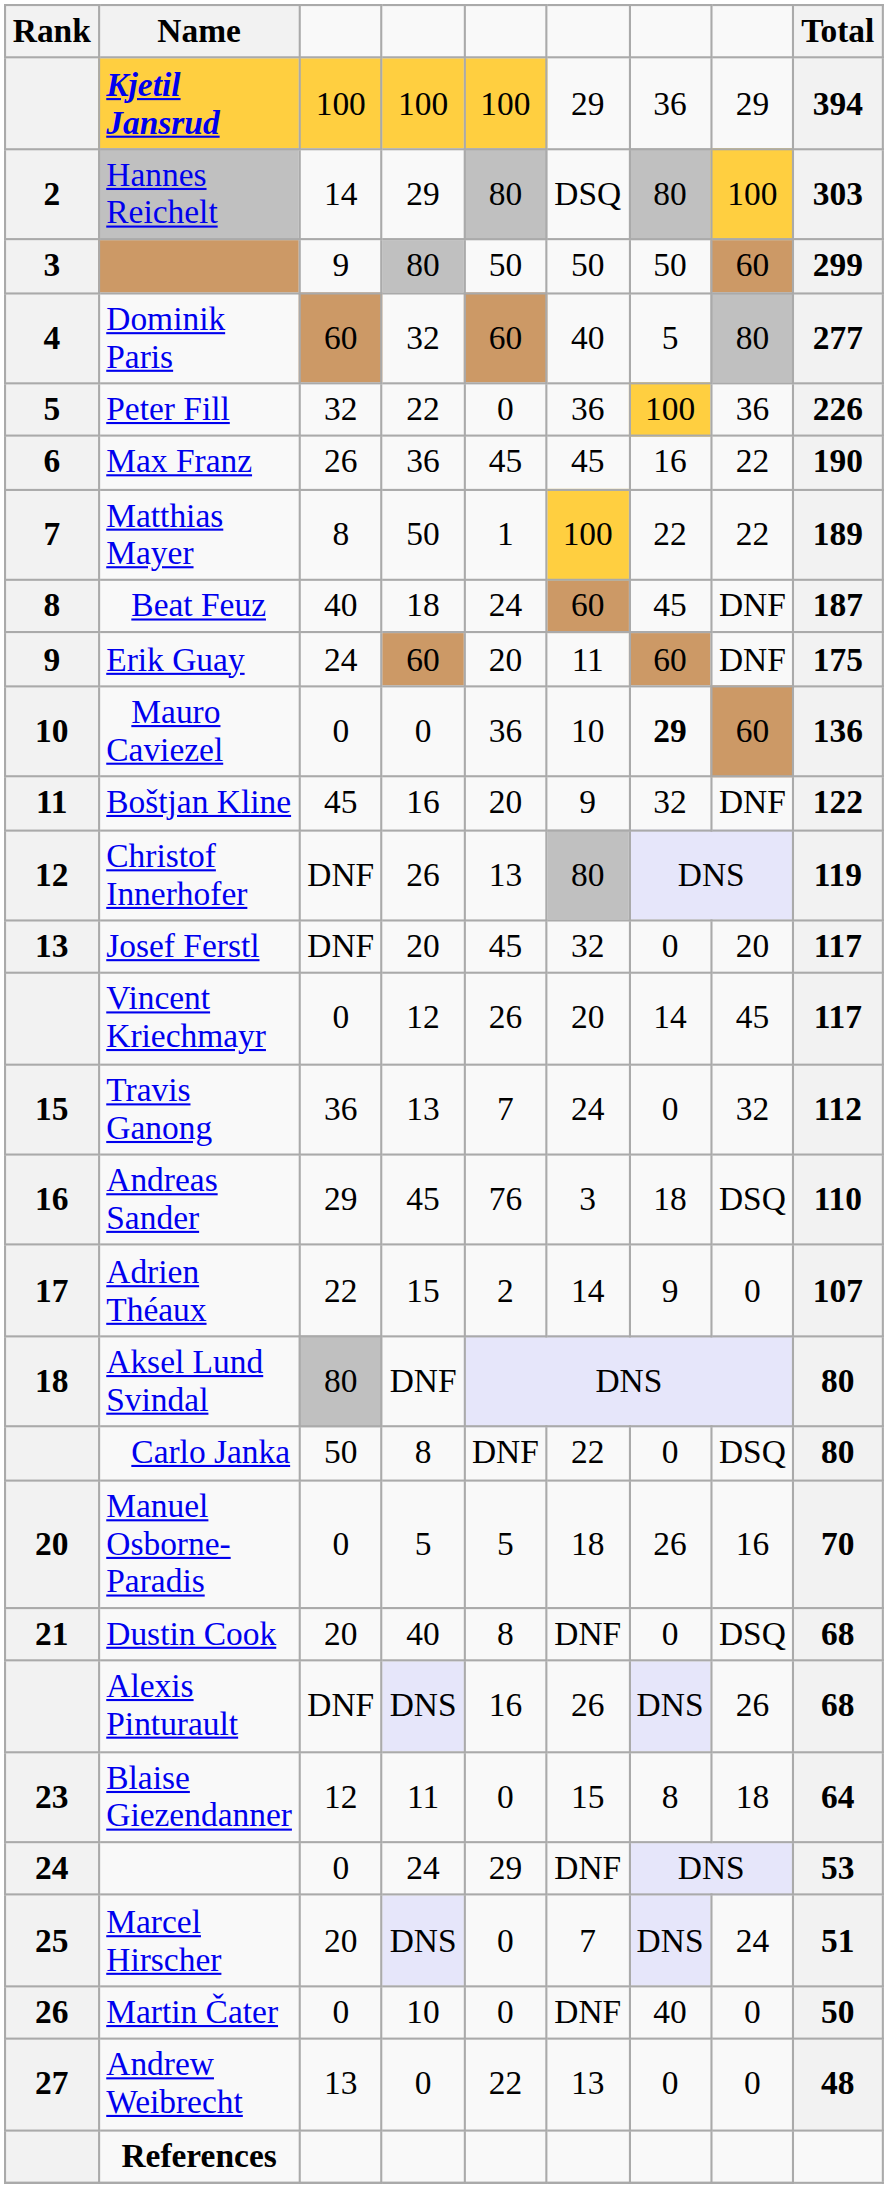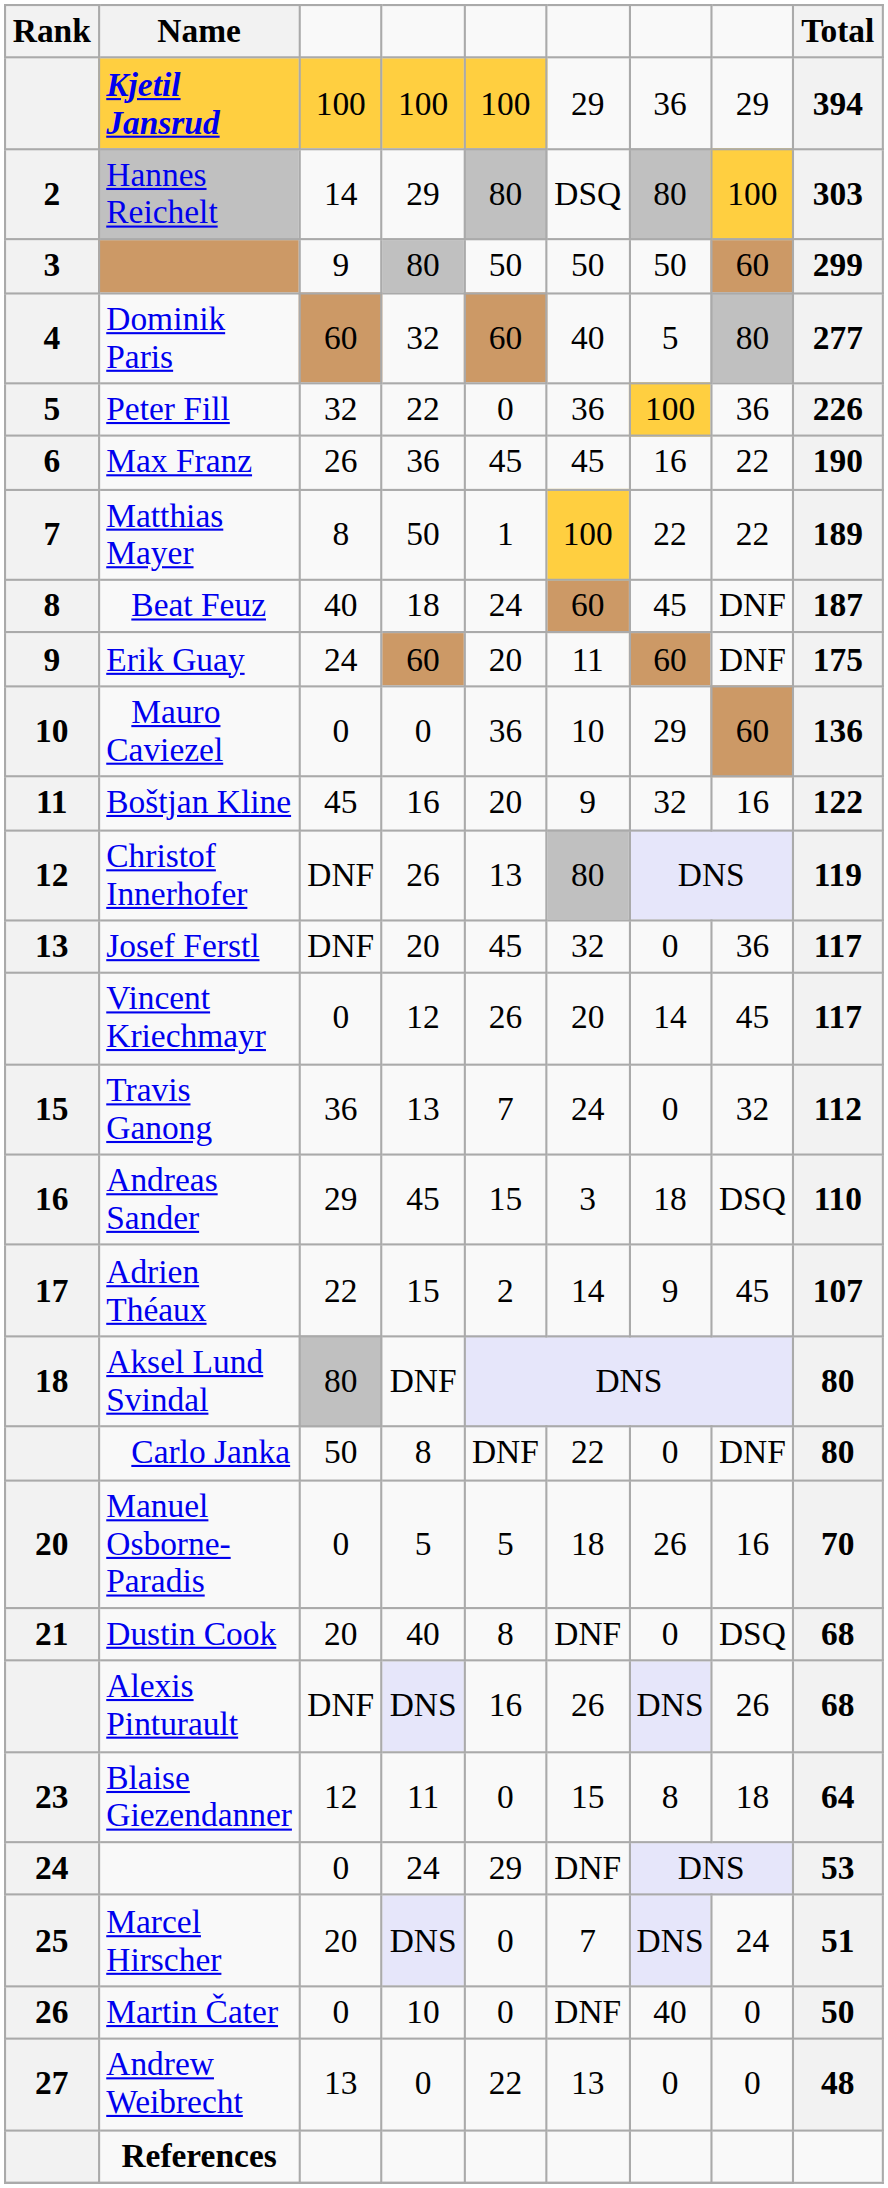(670, 730) bold -> (670, 730) normal
(752, 802) DNF -> (752, 802) 16
(752, 946) 20 -> (752, 946) 36
(505, 1199) 76 -> (505, 1199) 15
(752, 1289) 0 -> (752, 1289) 45
(752, 1452) DSQ -> (752, 1452) DNF
